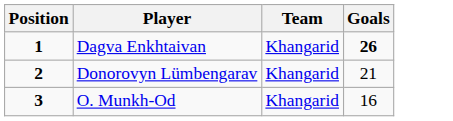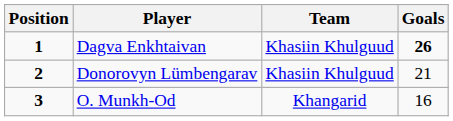(302, 45) Khangarid -> (330, 45) Khasiin Khulguud
(302, 73) Khangarid -> (330, 73) Khasiin Khulguud
